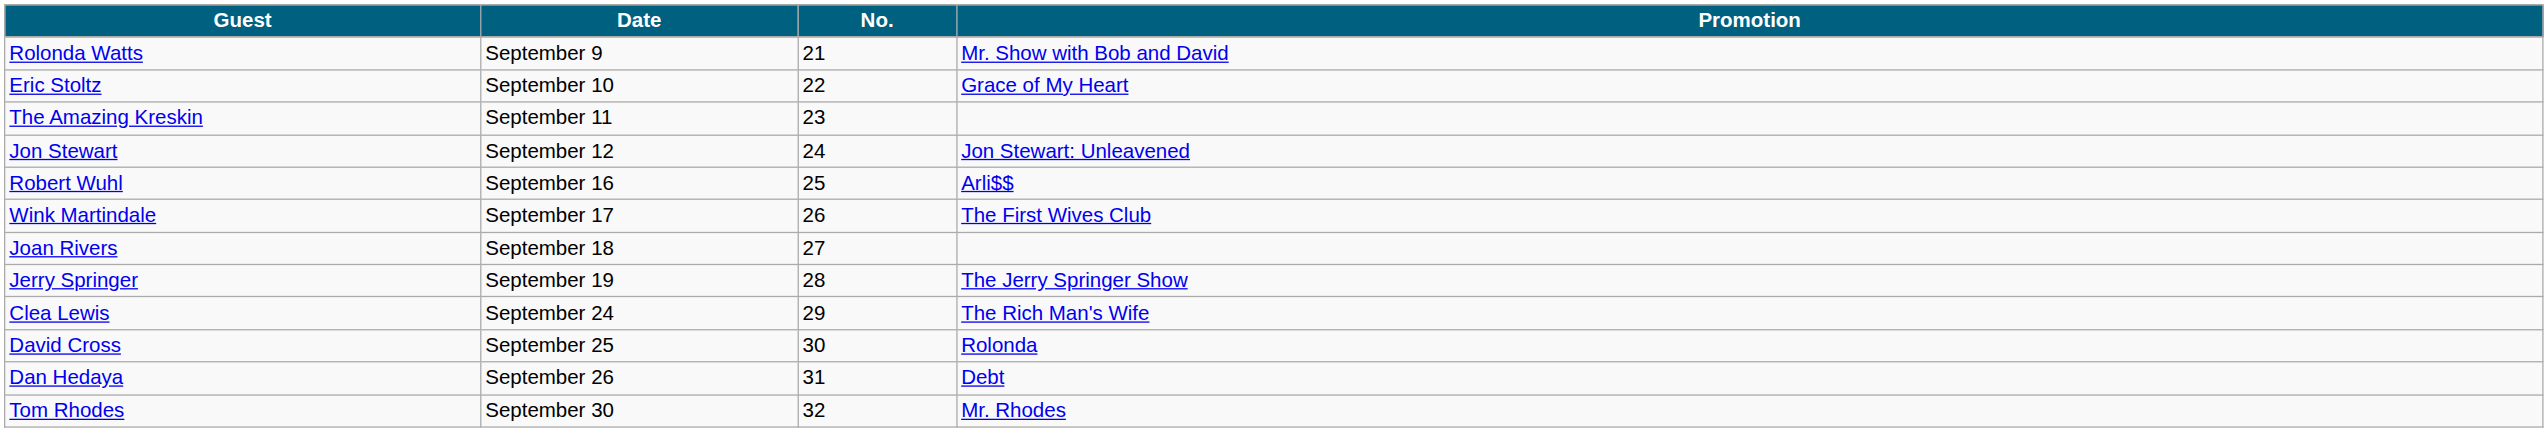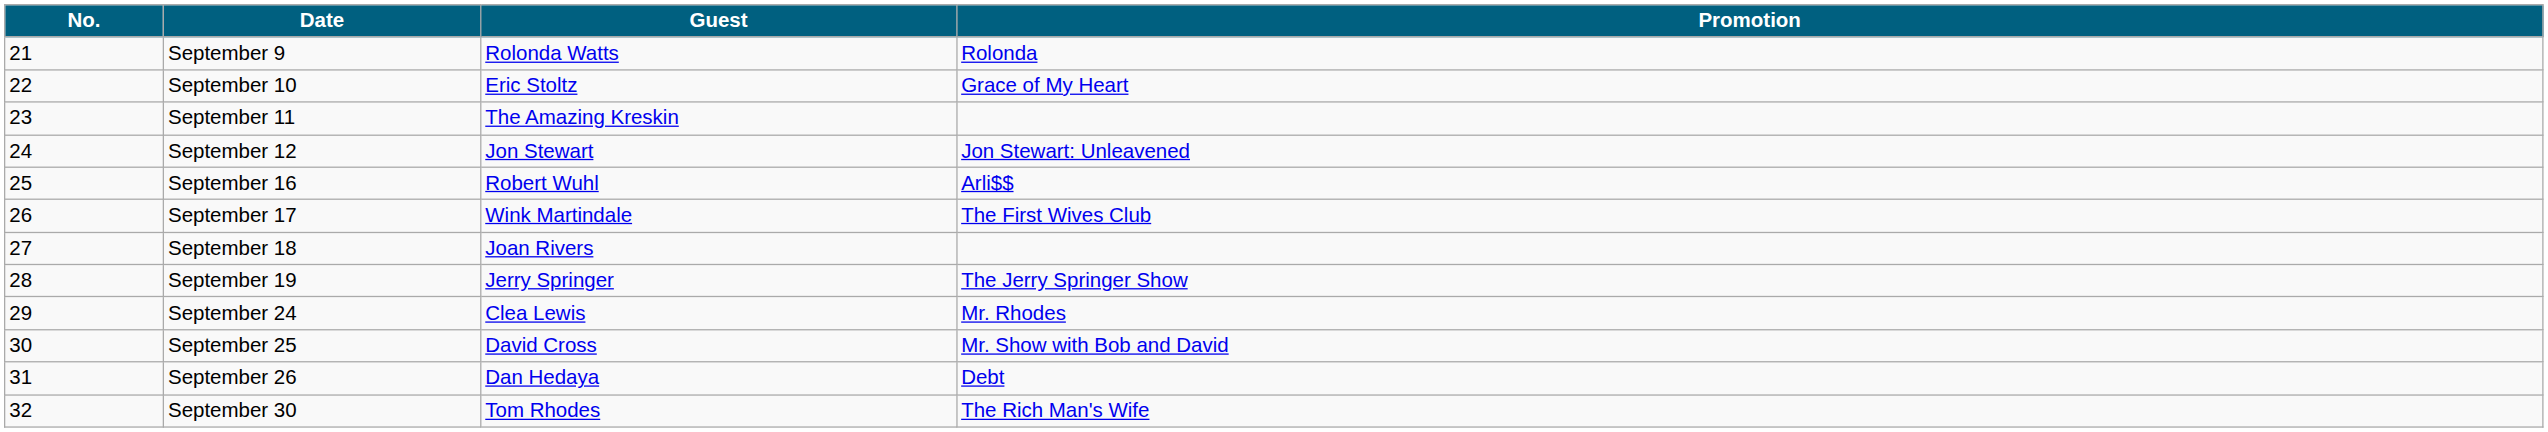columns swapped: (877, 20) <-> (243, 20)
(1095, 53) Mr. Show with Bob and David -> (999, 53) Rolonda
(1055, 313) The Rich Man's Wife -> (1014, 313) Mr. Rhodes
(999, 345) Rolonda -> (1095, 345) Mr. Show with Bob and David
(1014, 410) Mr. Rhodes -> (1055, 410) The Rich Man's Wife
